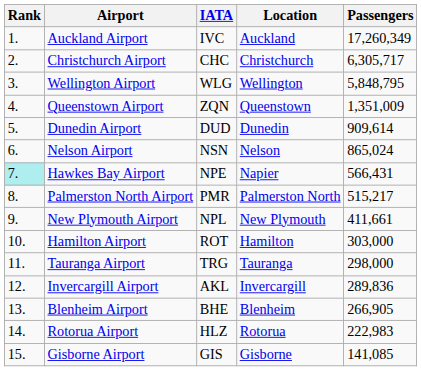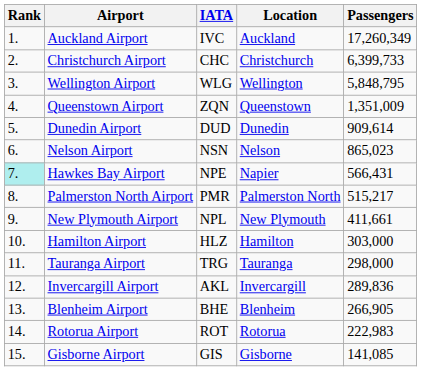(376, 60) 6,305,717 -> (376, 60) 6,399,733
(370, 151) 865,024 -> (370, 151) 865,023
(214, 241) ROT -> (214, 241) HLZ
(214, 331) HLZ -> (214, 331) ROT
